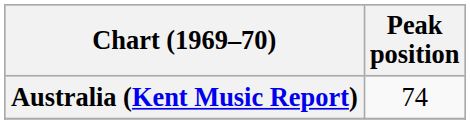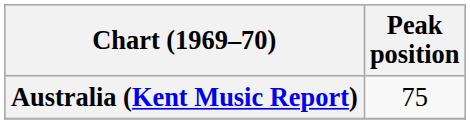(415, 97) 74 -> (415, 97) 75
